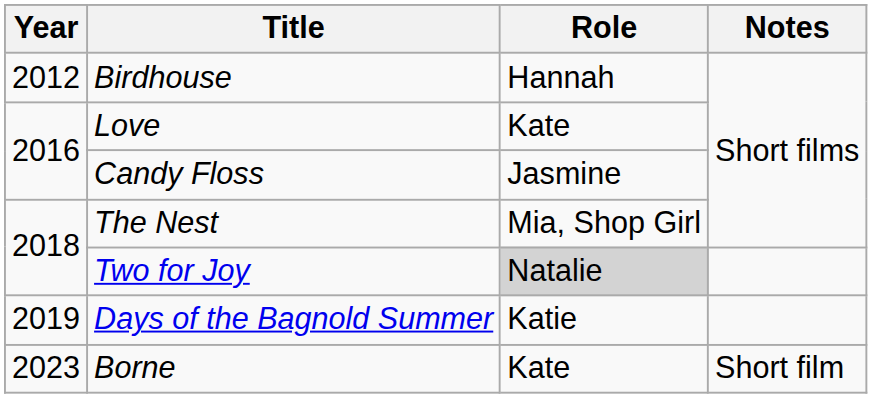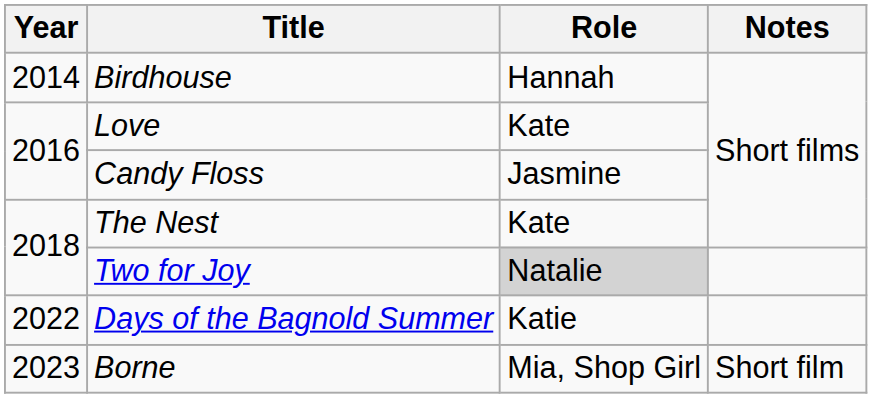(46, 77) 2012 -> (46, 77) 2014
(604, 222) Mia, Shop Girl -> (539, 222) Kate
(46, 319) 2019 -> (46, 319) 2022
(539, 367) Kate -> (604, 367) Mia, Shop Girl
